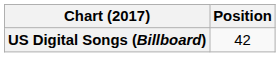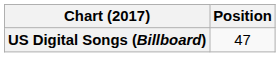(243, 39) 42 -> (243, 39) 47
